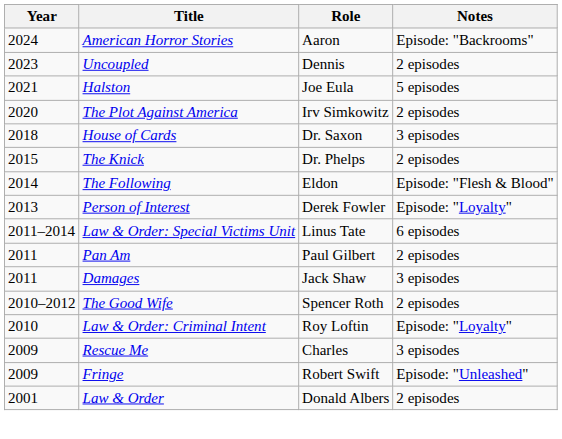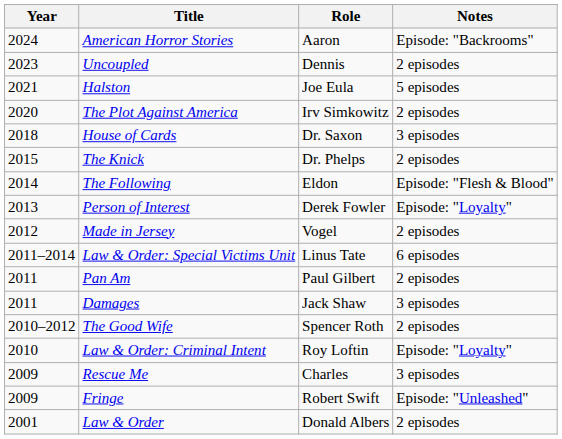+ row: (128, 231)
